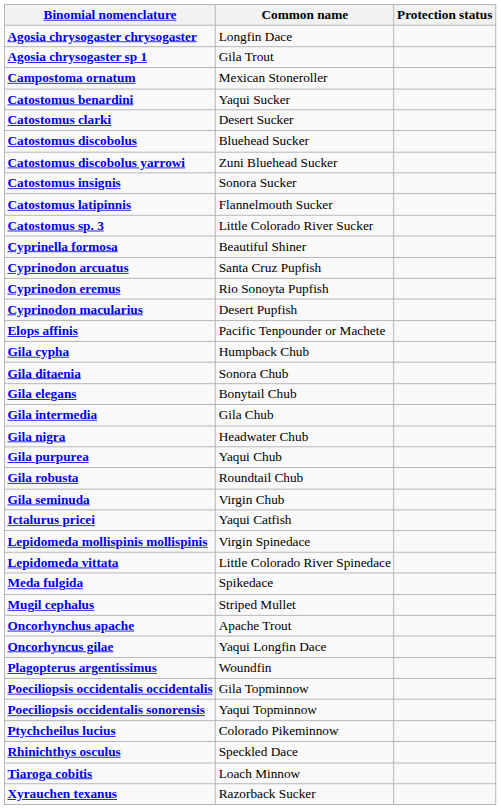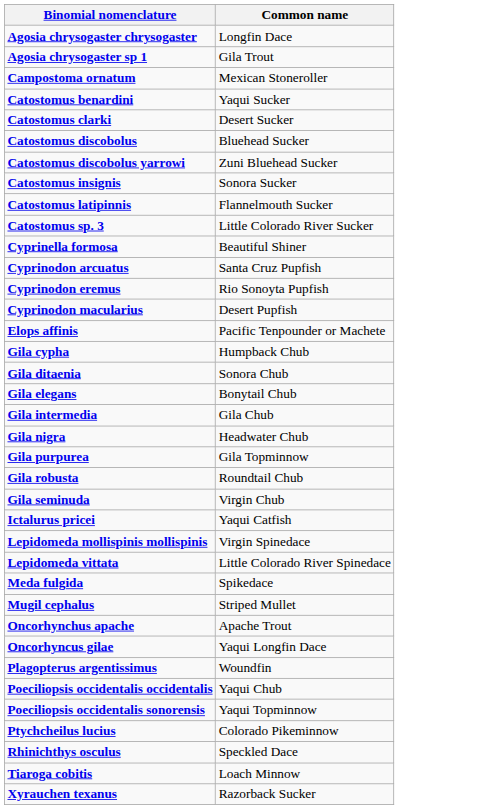- column: (445, 15)
(250, 457) Yaqui Chub -> (264, 457) Gila Topminnow
(264, 688) Gila Topminnow -> (250, 688) Yaqui Chub
